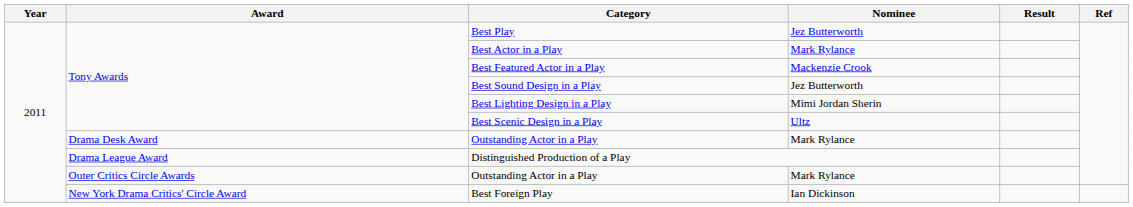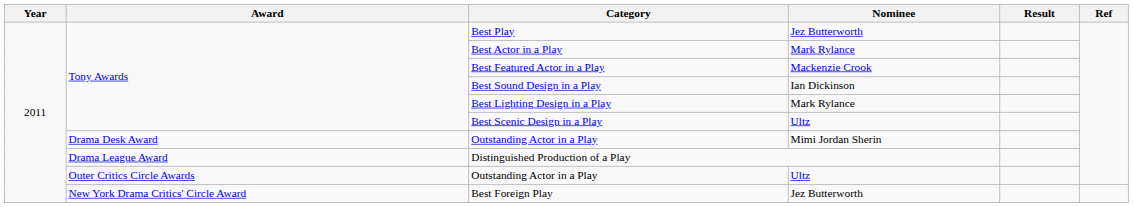(827, 85) Jez Butterworth -> (823, 85) Ian Dickinson
(836, 103) Mimi Jordan Sherin -> (823, 103) Mark Rylance
(823, 139) Mark Rylance -> (836, 139) Mimi Jordan Sherin
(823, 175) Mark Rylance -> (800, 175) Ultz
(823, 193) Ian Dickinson -> (827, 193) Jez Butterworth
